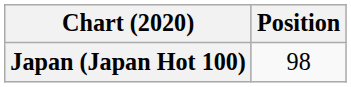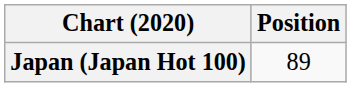(299, 61) 98 -> (299, 61) 89
